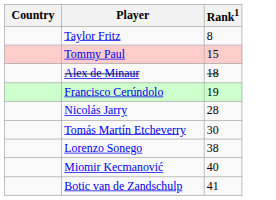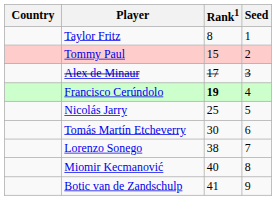+ column: (257, 15)
(213, 73) 18 -> (213, 73) 17
(213, 92) normal -> (213, 92) bold
(213, 110) 28 -> (213, 110) 25
